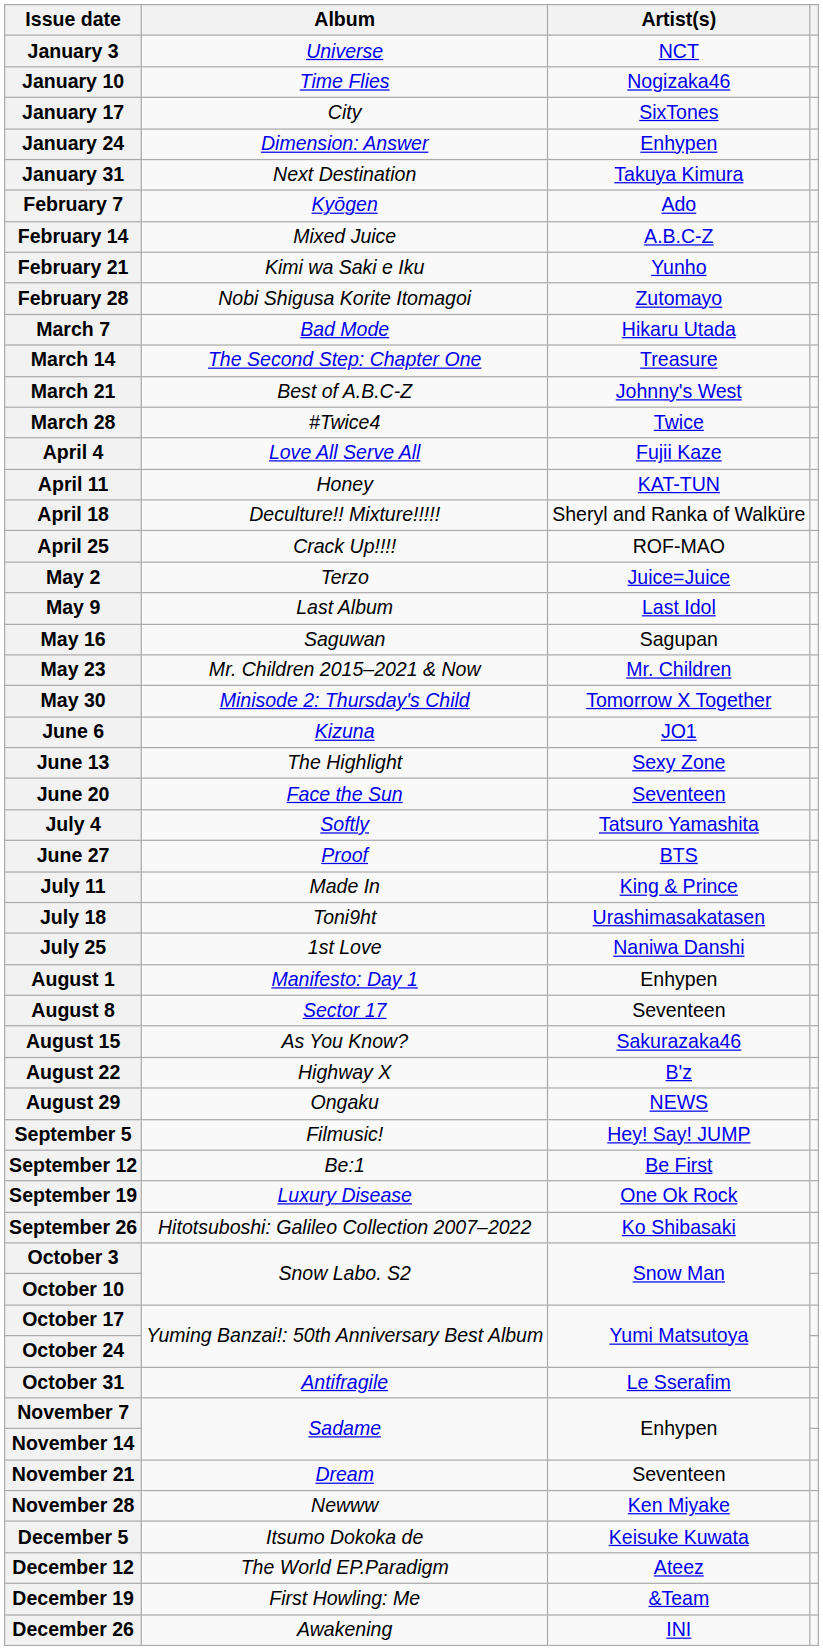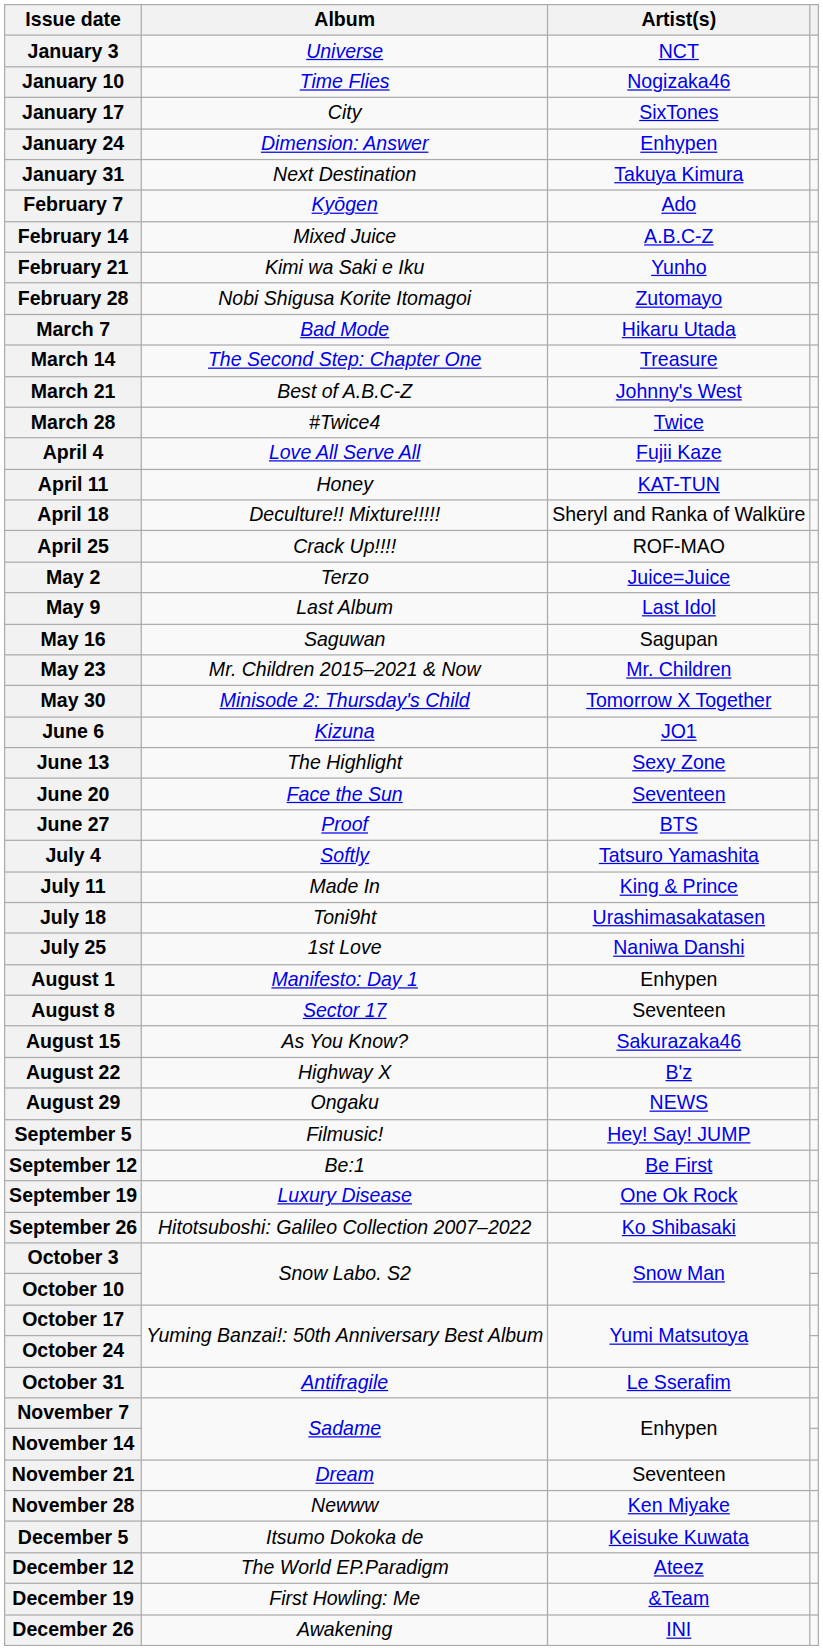rows swapped: (73, 855) <-> (73, 824)
